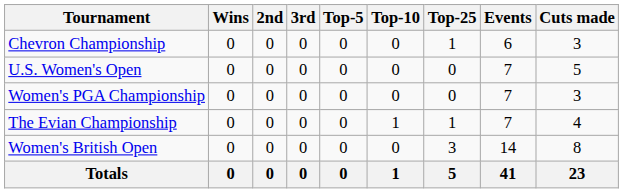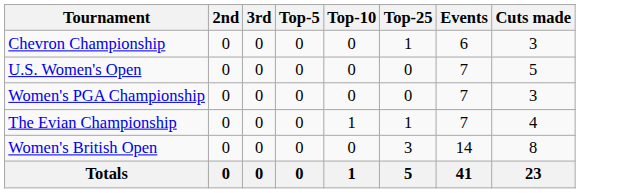- column: (231, 17)
